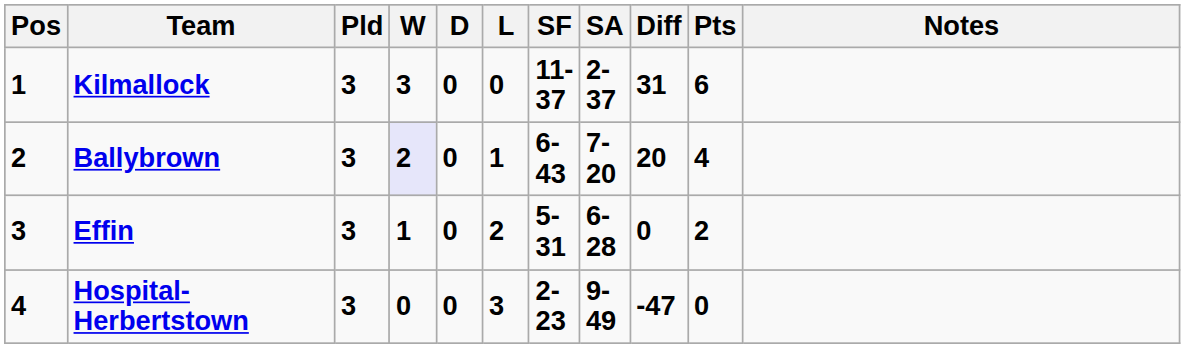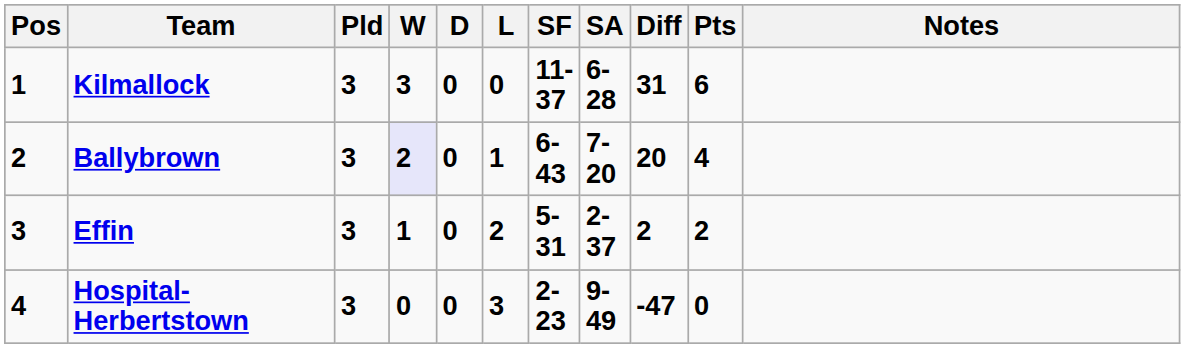(601, 84) 2-37 -> (601, 84) 6-28
(601, 231) 6-28 -> (601, 231) 2-37
(644, 231) 0 -> (644, 231) 2
